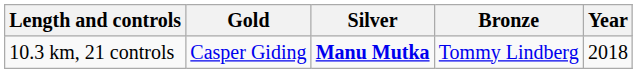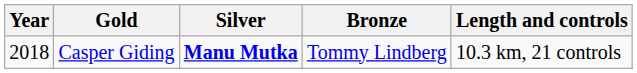columns swapped: (608, 20) <-> (95, 20)
